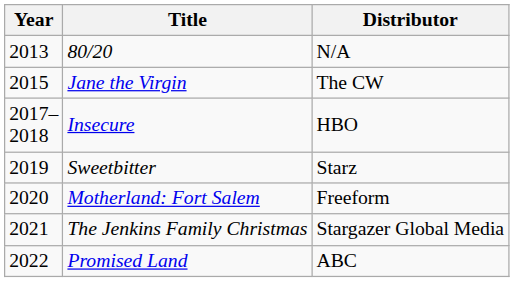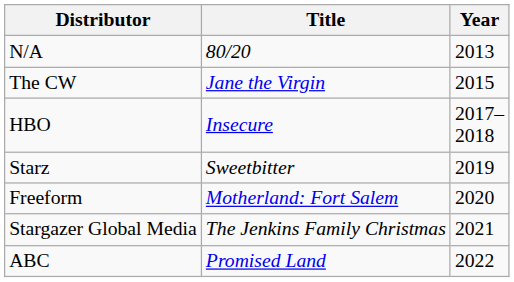columns swapped: (34, 20) <-> (410, 20)
